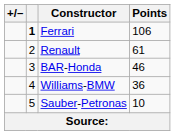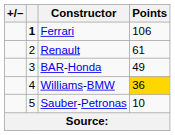(139, 67) 46 -> (139, 67) 49
(139, 85) no background -> (139, 85) gold background
